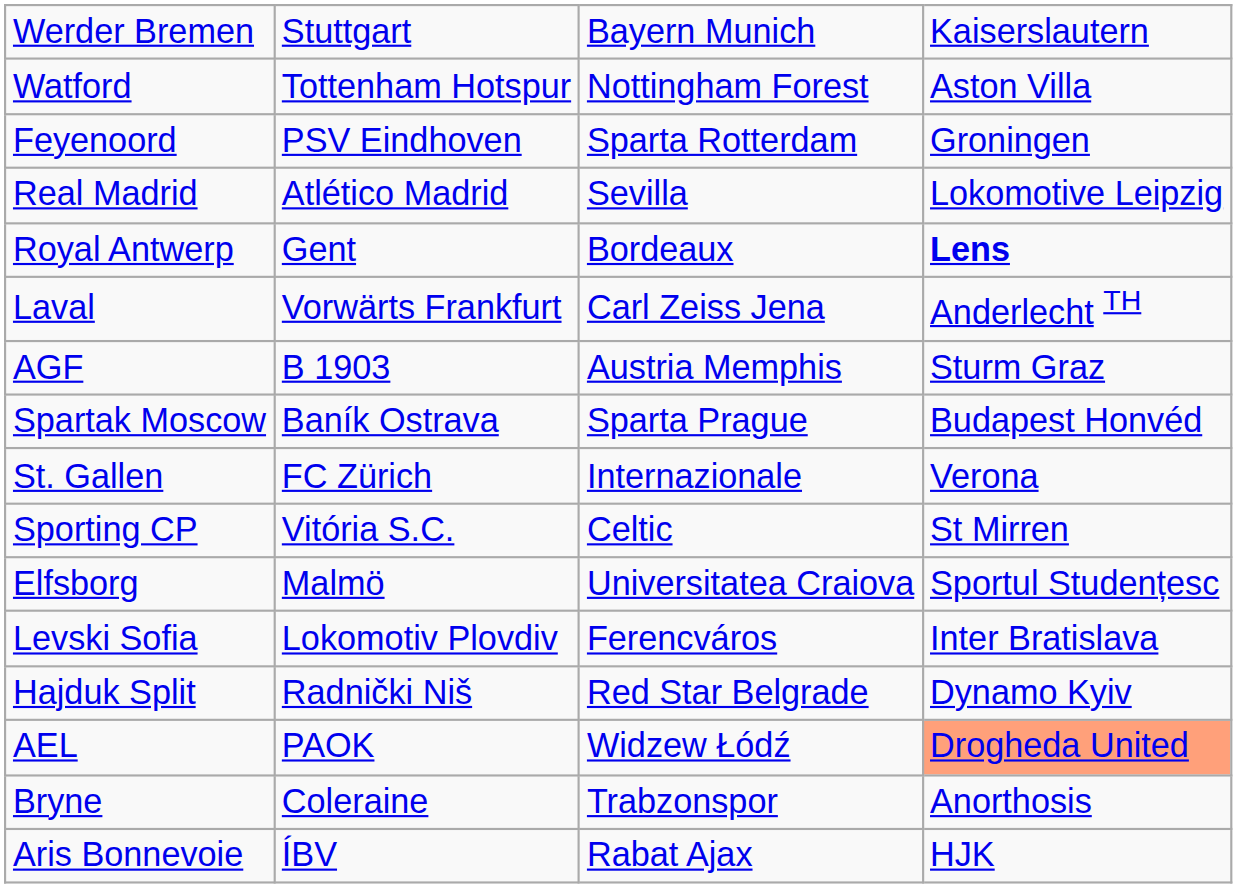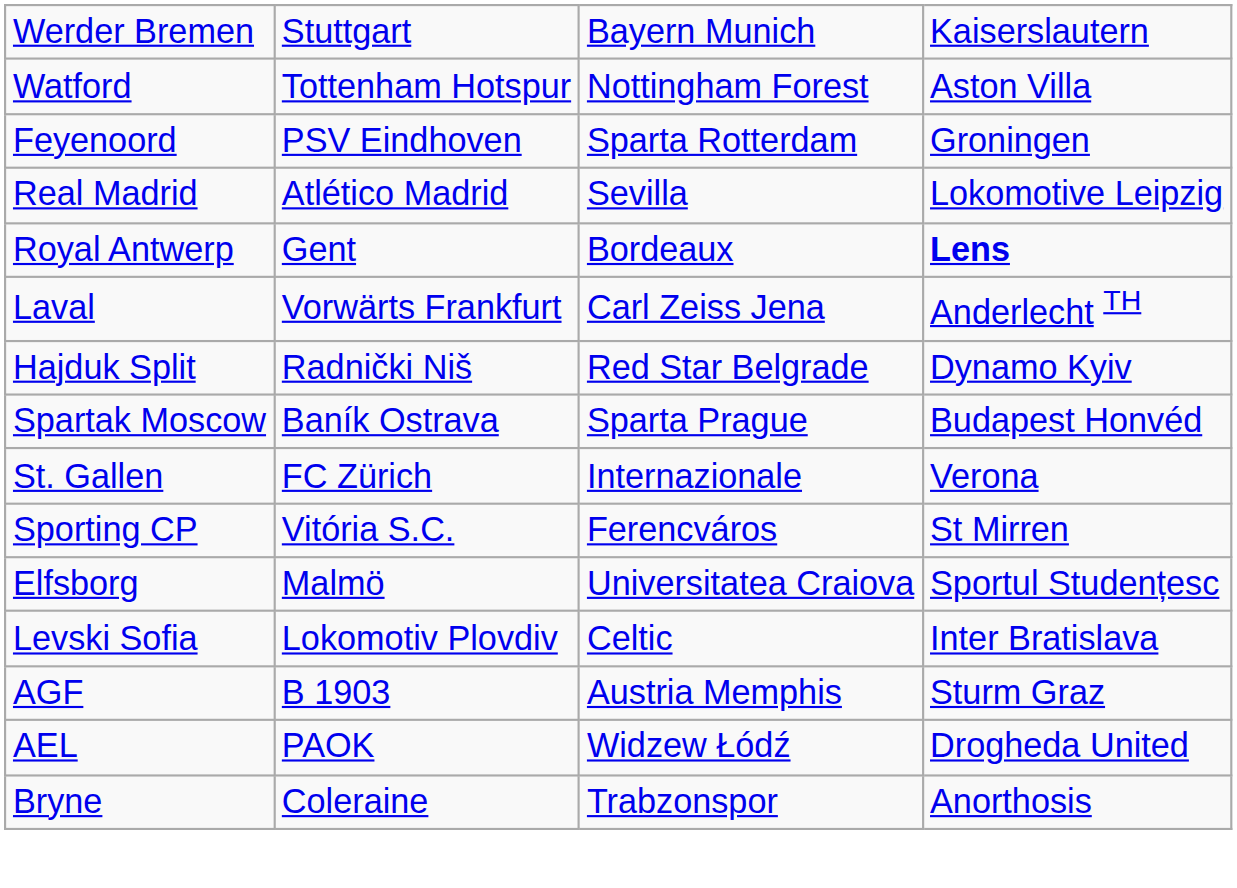rows swapped: (104, 692) <-> (48, 366)
(630, 529) Celtic -> (682, 529) Ferencváros
(682, 638) Ferencváros -> (630, 638) Celtic
(1059, 746) lightsalmon background -> (1059, 746) no background
- row: (128, 855)
